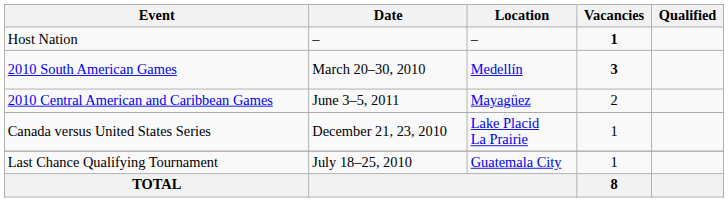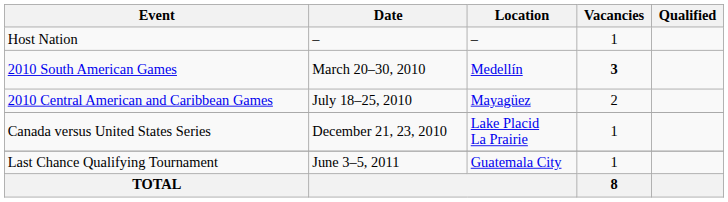(614, 38) bold -> (614, 38) normal
(356, 100) June 3–5, 2011 -> (362, 100) July 18–25, 2010
(362, 162) July 18–25, 2010 -> (356, 162) June 3–5, 2011
